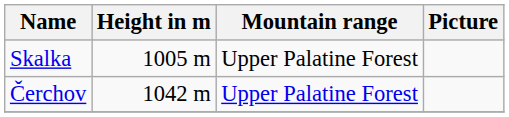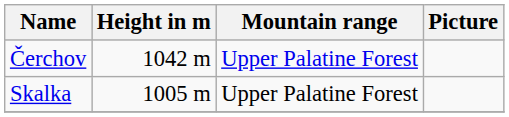rows swapped: (48, 93) <-> (41, 58)
